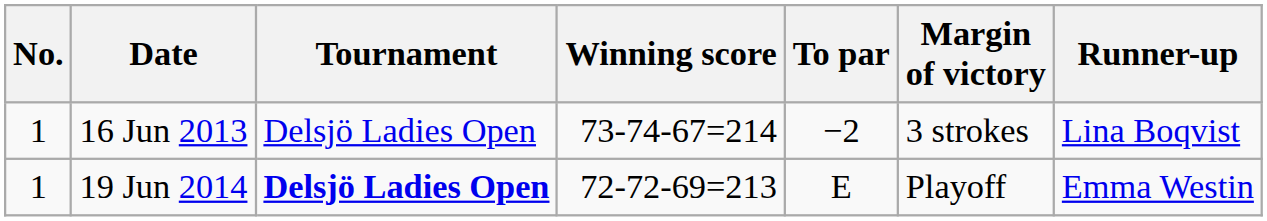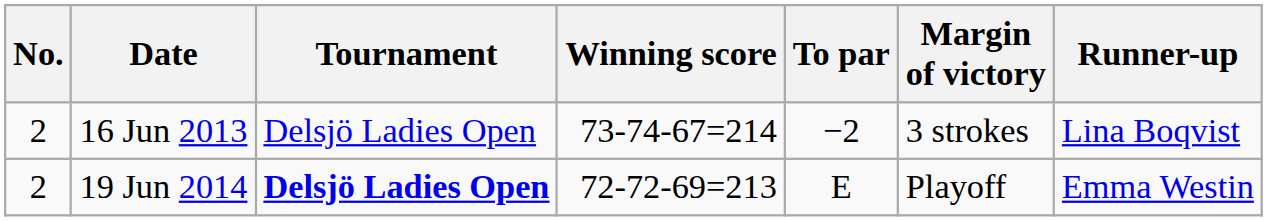(38, 130) 1 -> (38, 130) 2
(38, 186) 1 -> (38, 186) 2
